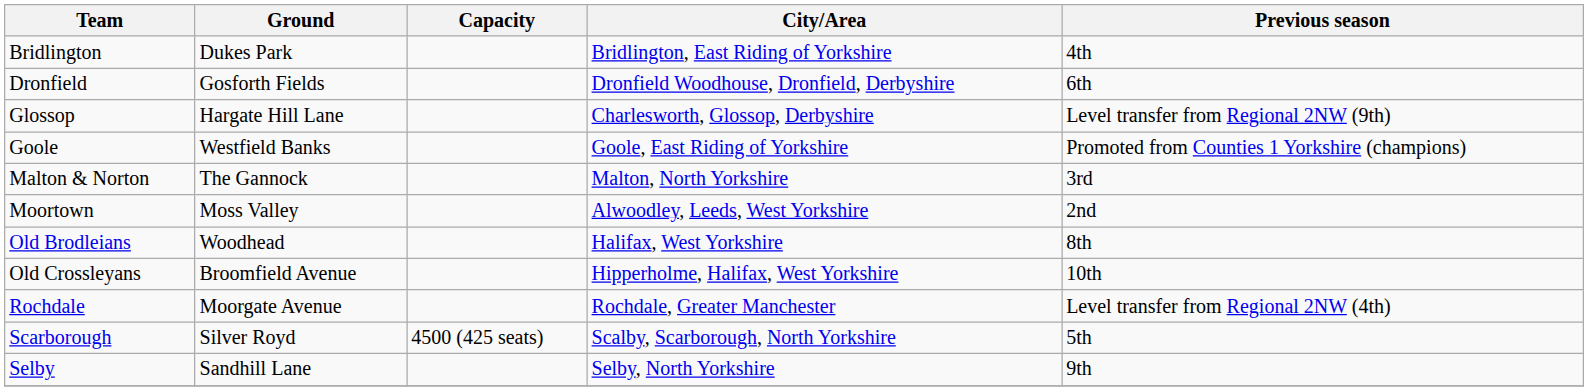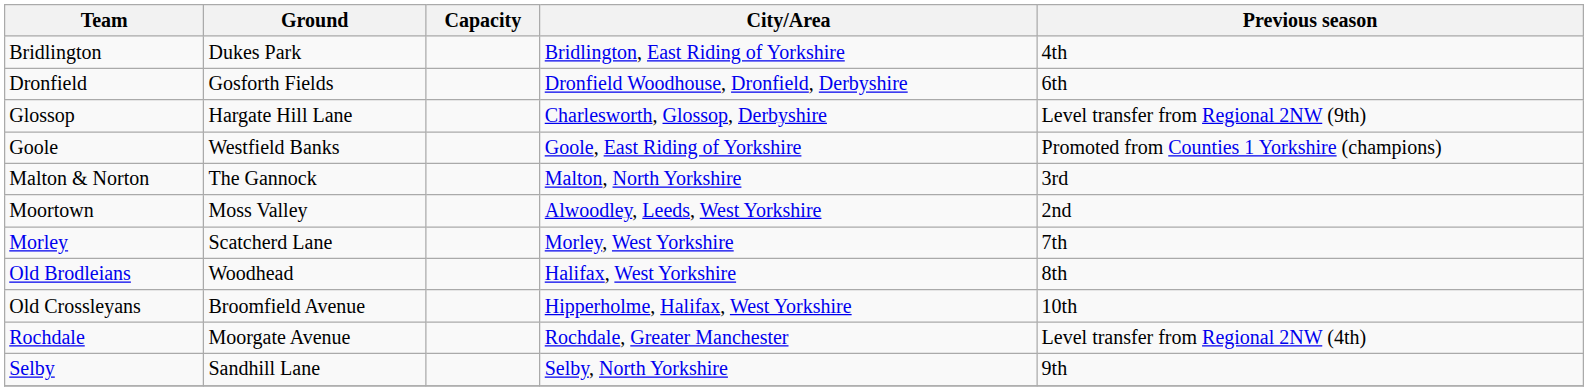+ row: (39, 242)
- row: (60, 337)
